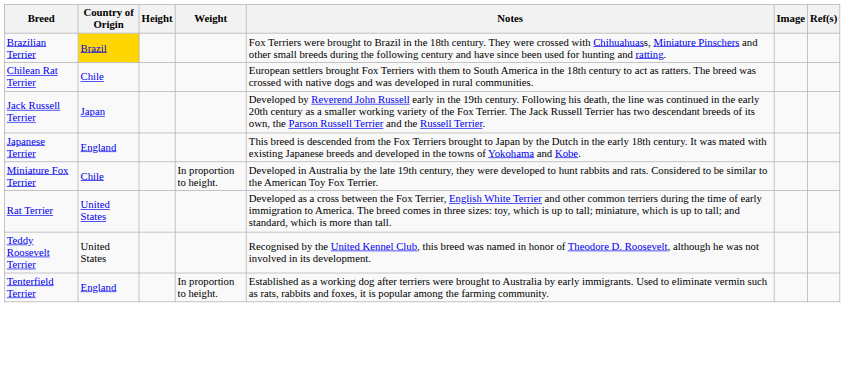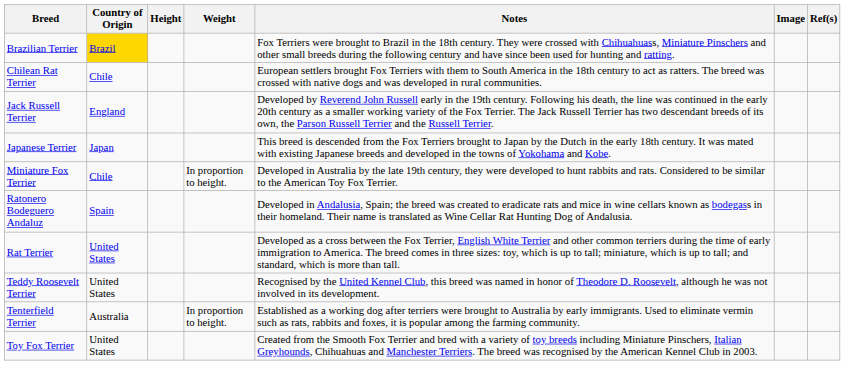(93, 112) Japan -> (107, 112) England
(98, 147) England -> (102, 147) Japan
+ row: (30, 211)
(98, 287) England -> (109, 316) Australia
+ row: (40, 345)
